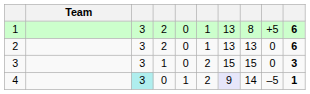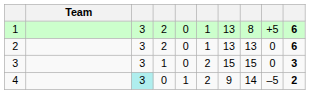(229, 81) lavender background -> (229, 81) no background
(294, 81) 1 -> (294, 81) 2
